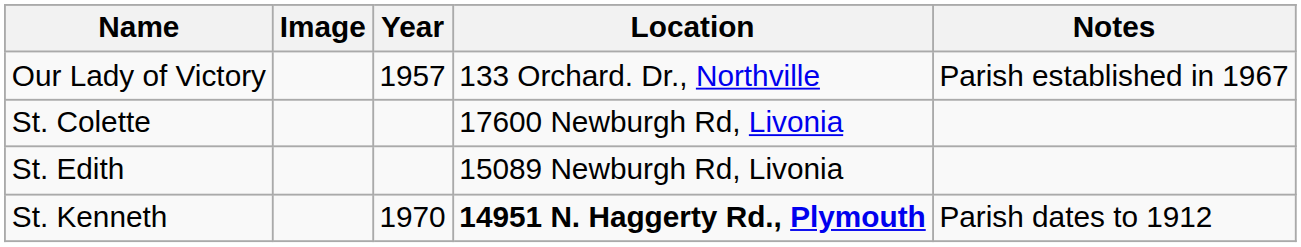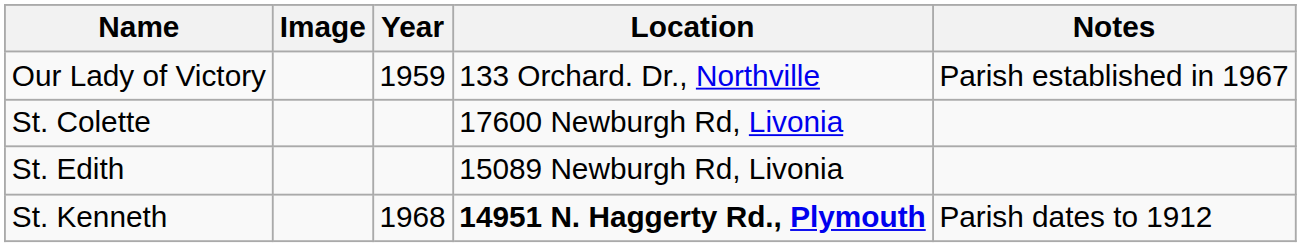(413, 75) 1957 -> (413, 75) 1959
(413, 216) 1970 -> (413, 216) 1968
